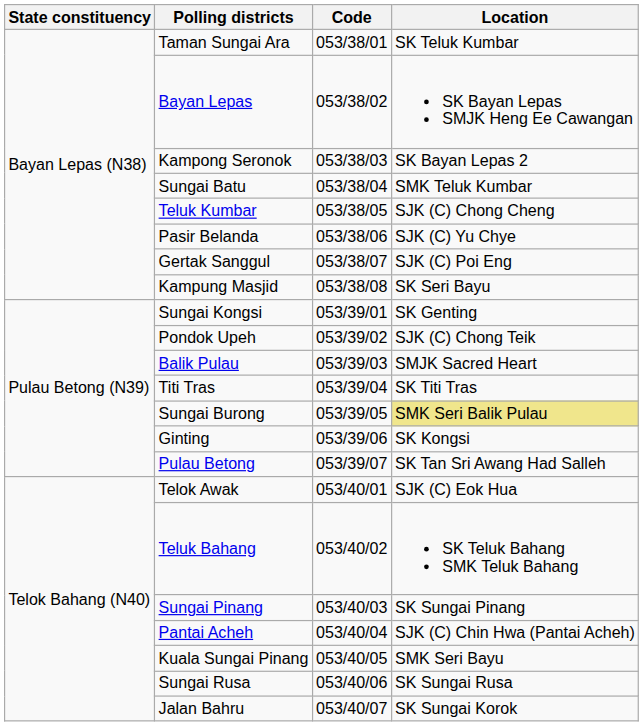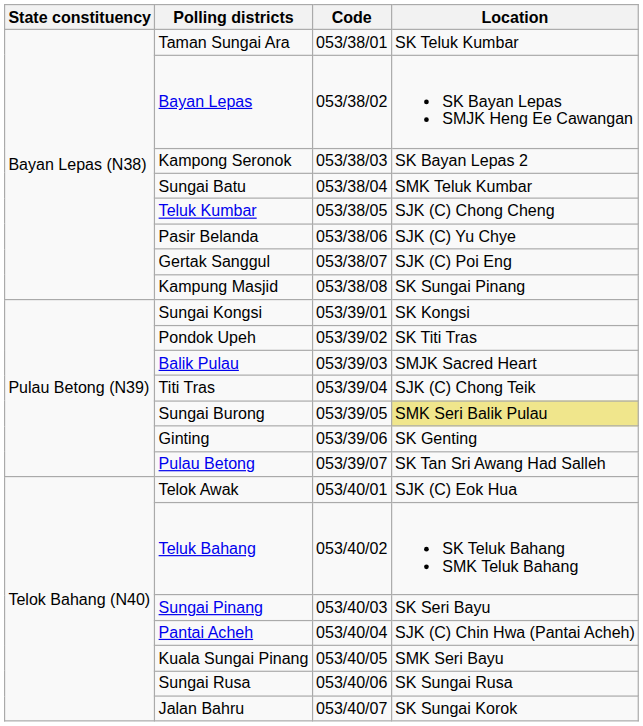(443, 287) SK Seri Bayu -> (460, 287) SK Sungai Pinang
(436, 312) SK Genting -> (432, 312) SK Kongsi
(465, 337) SJK (C) Chong Teik -> (436, 337) SK Titi Tras
(436, 388) SK Titi Tras -> (465, 388) SJK (C) Chong Teik
(432, 438) SK Kongsi -> (436, 438) SK Genting
(460, 607) SK Sungai Pinang -> (443, 607) SK Seri Bayu
